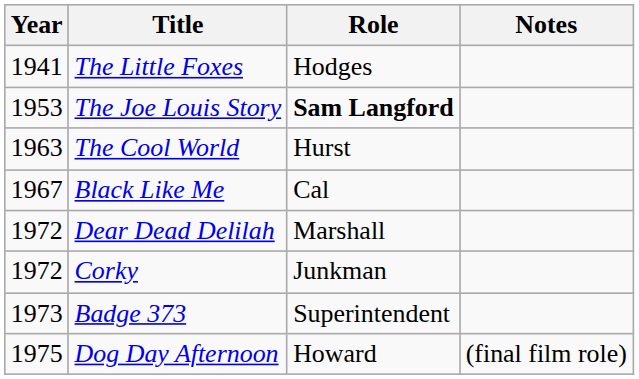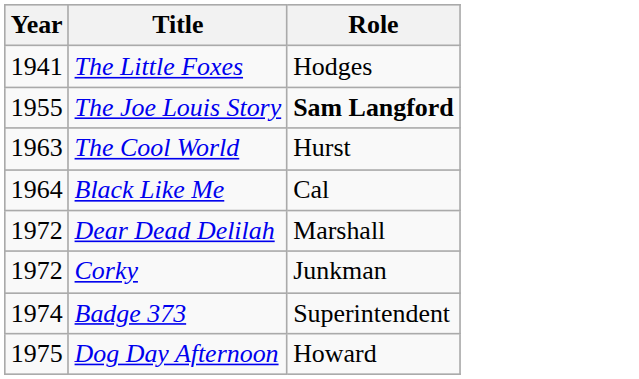- column: (546, 25)
(37, 107) 1953 -> (37, 107) 1955
(37, 189) 1967 -> (37, 189) 1964
(37, 312) 1973 -> (37, 312) 1974
